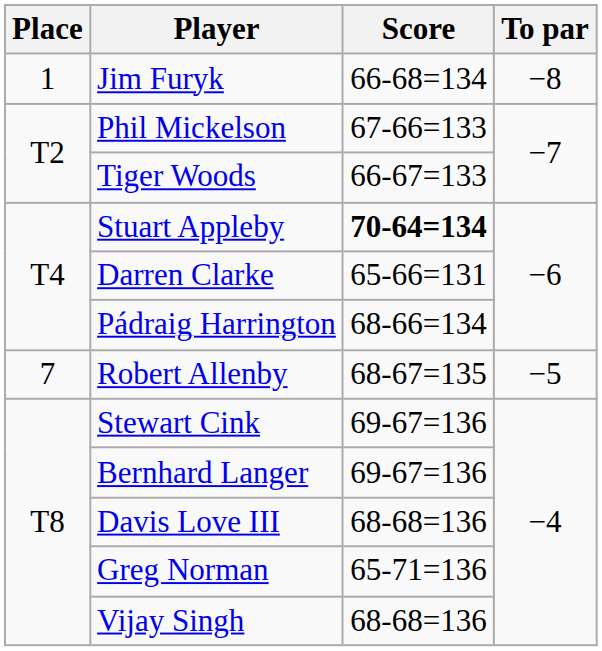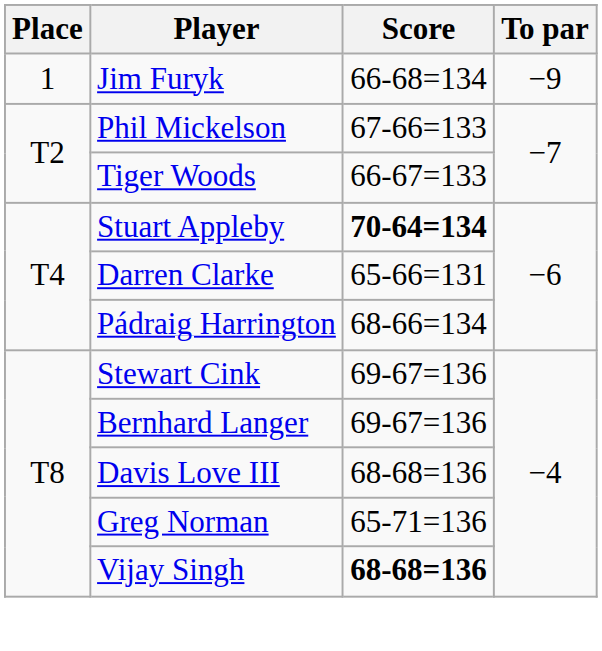(545, 78) −8 -> (545, 78) −9
- row: (192, 373)
(419, 619) normal -> (419, 570) bold
